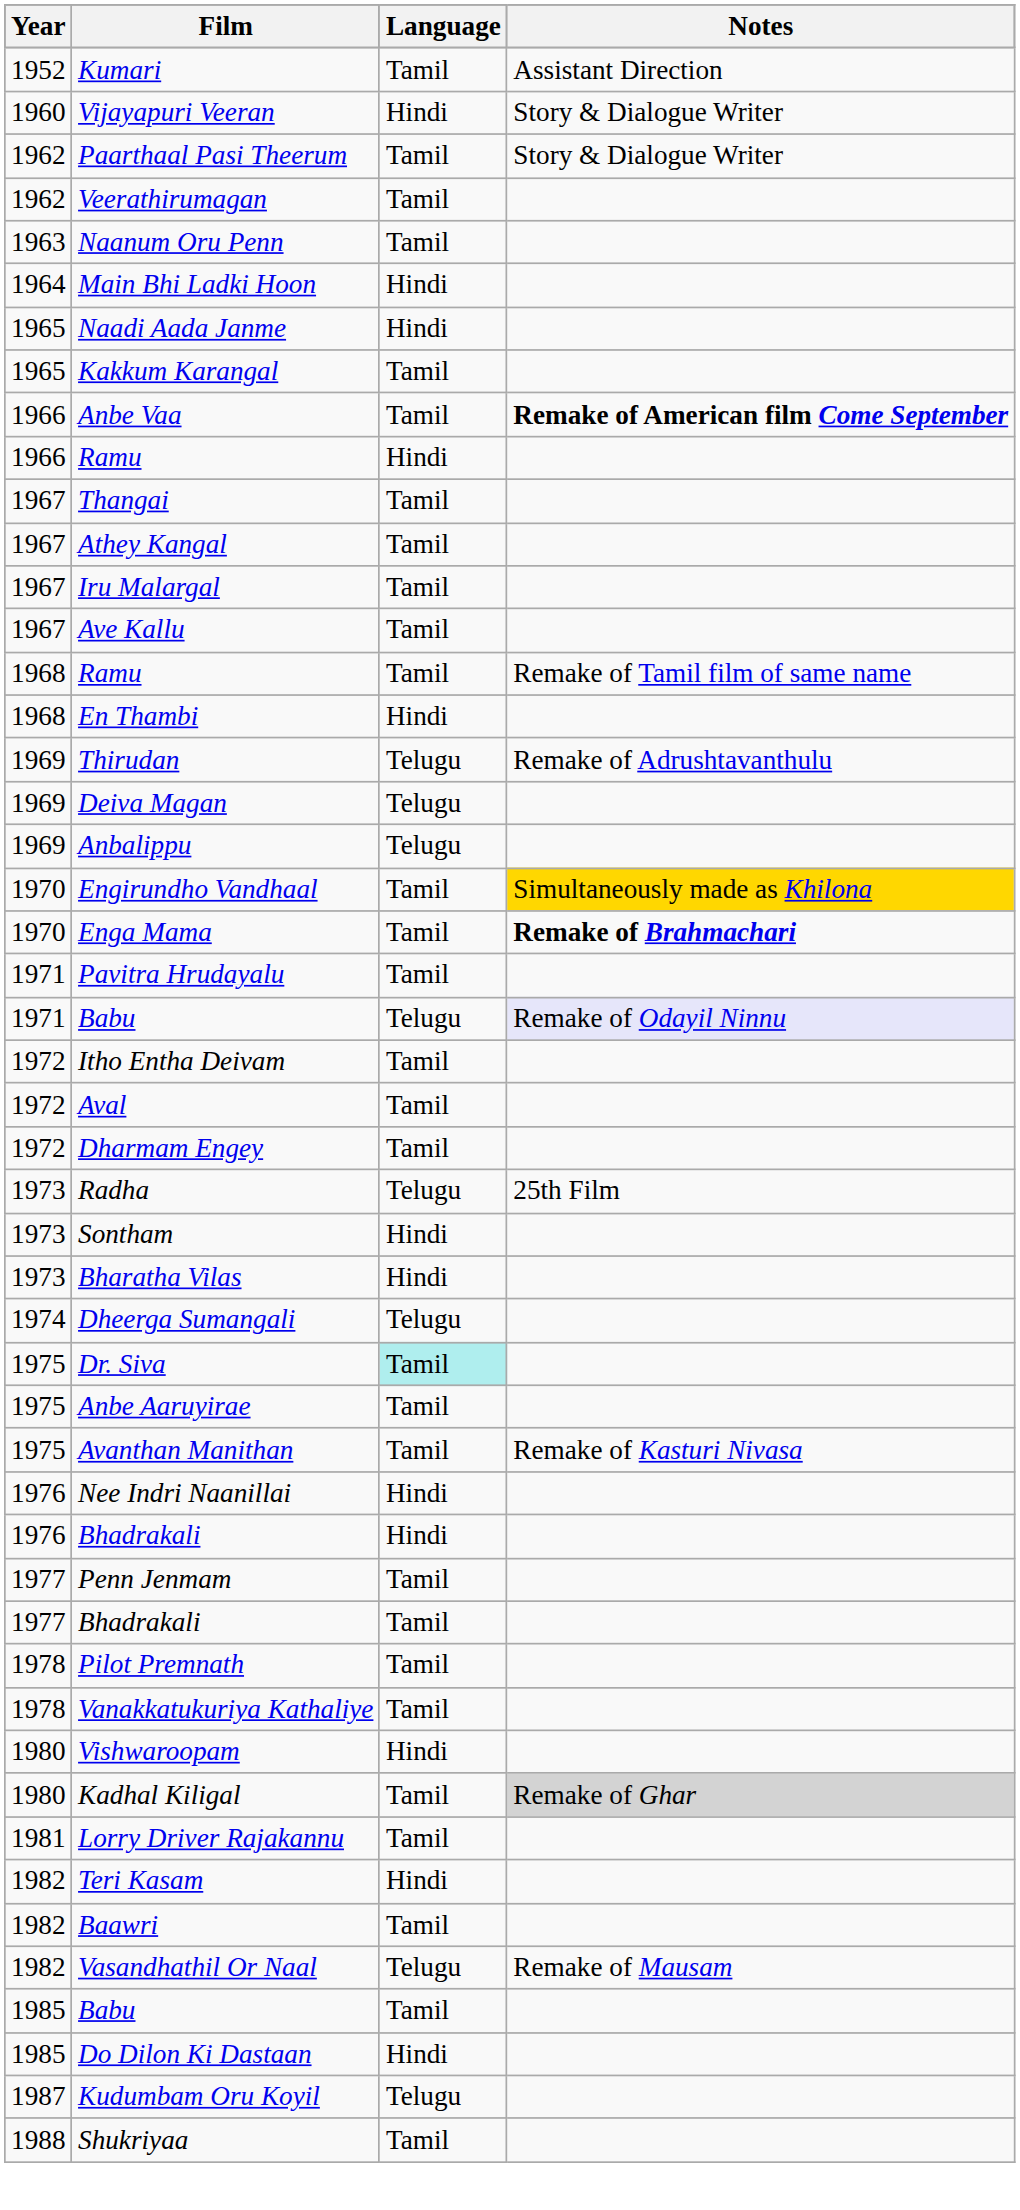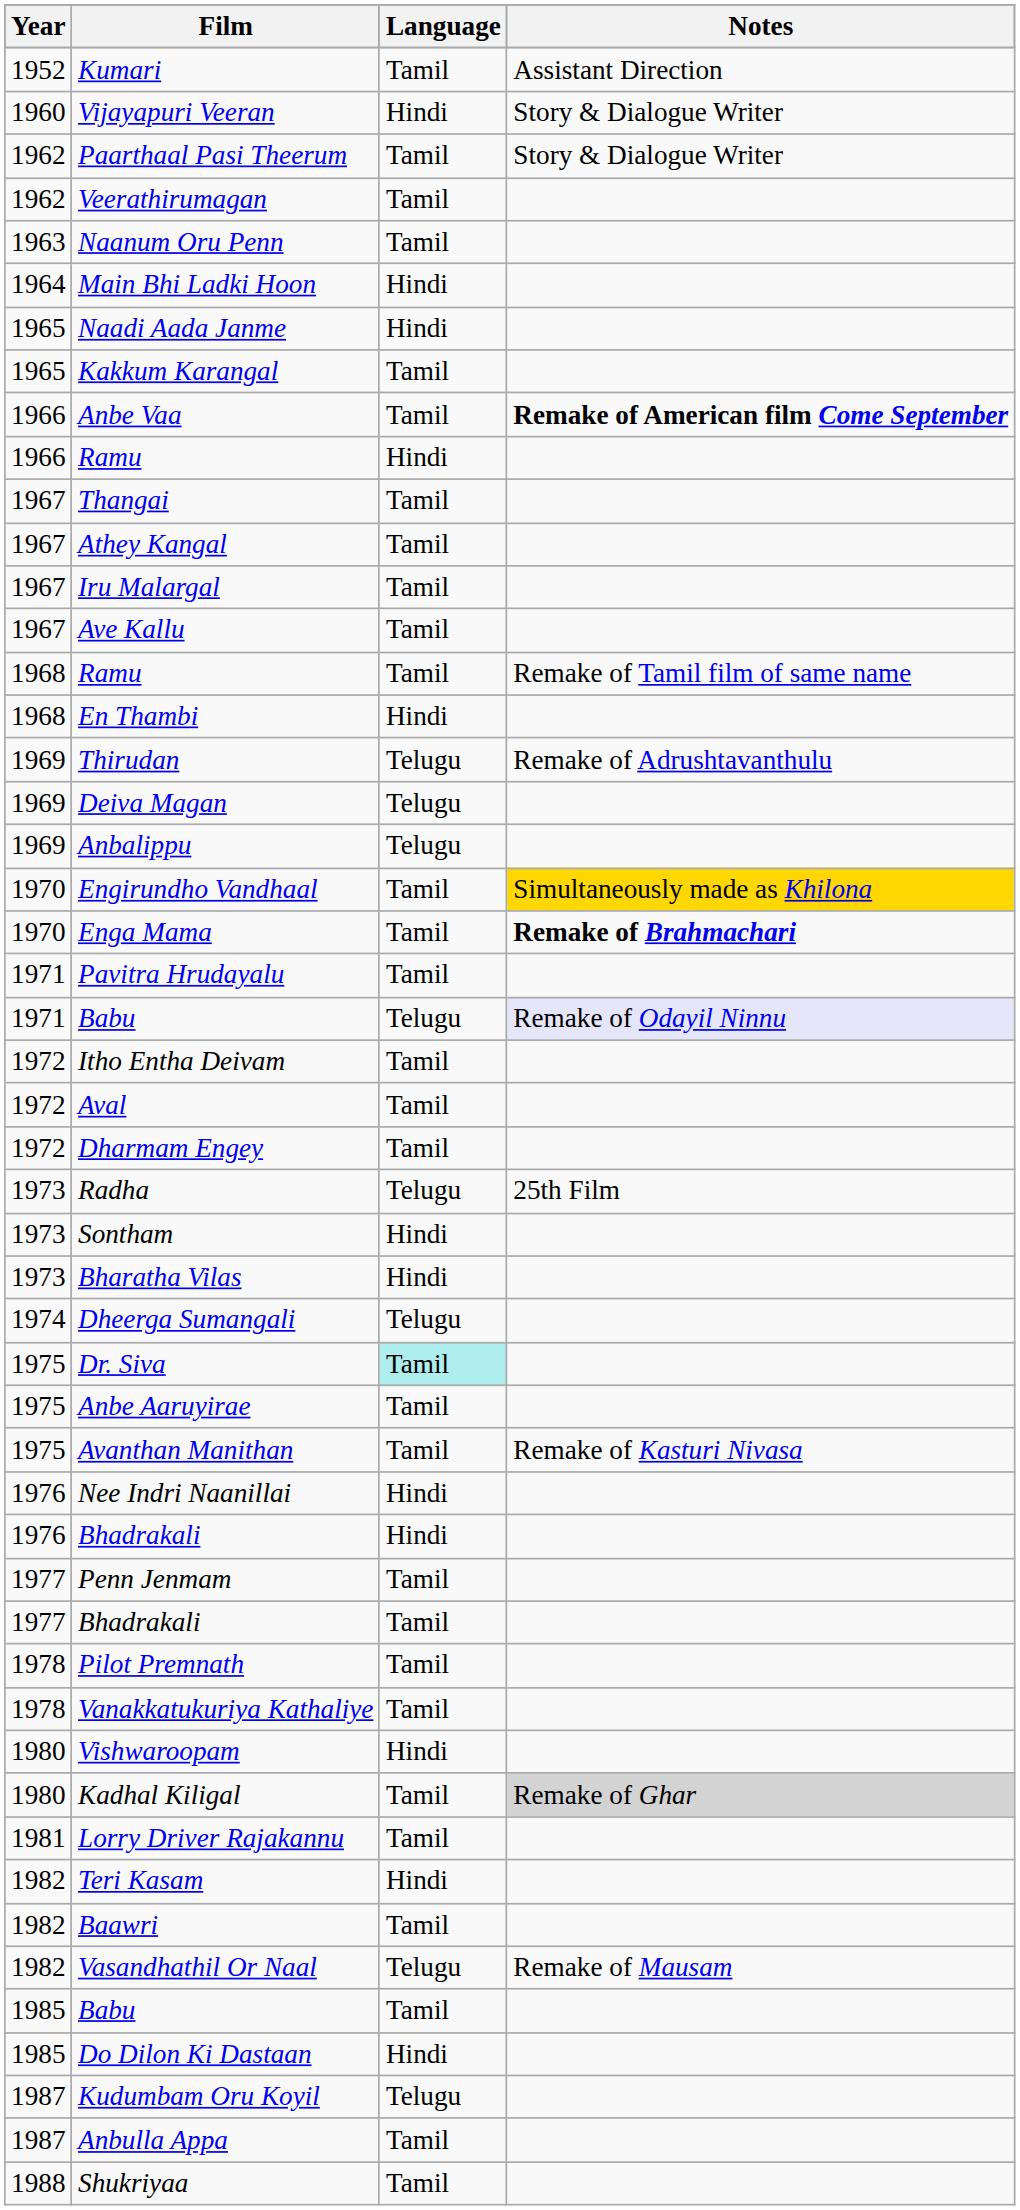+ row: (38, 2139)
